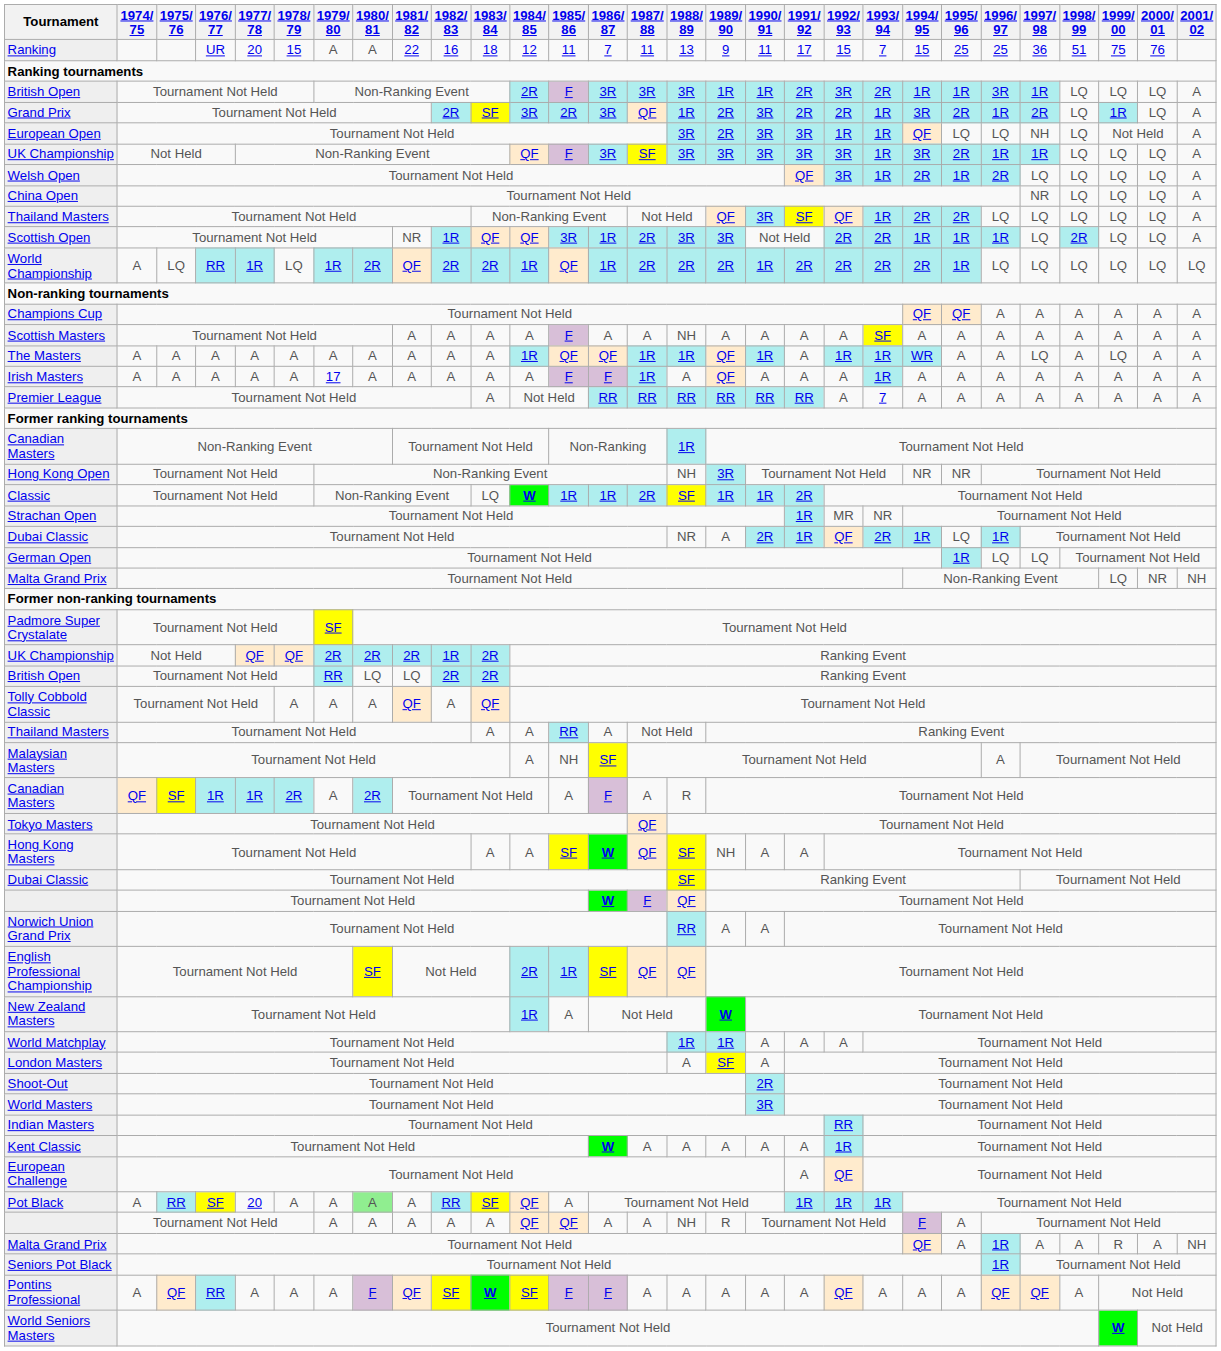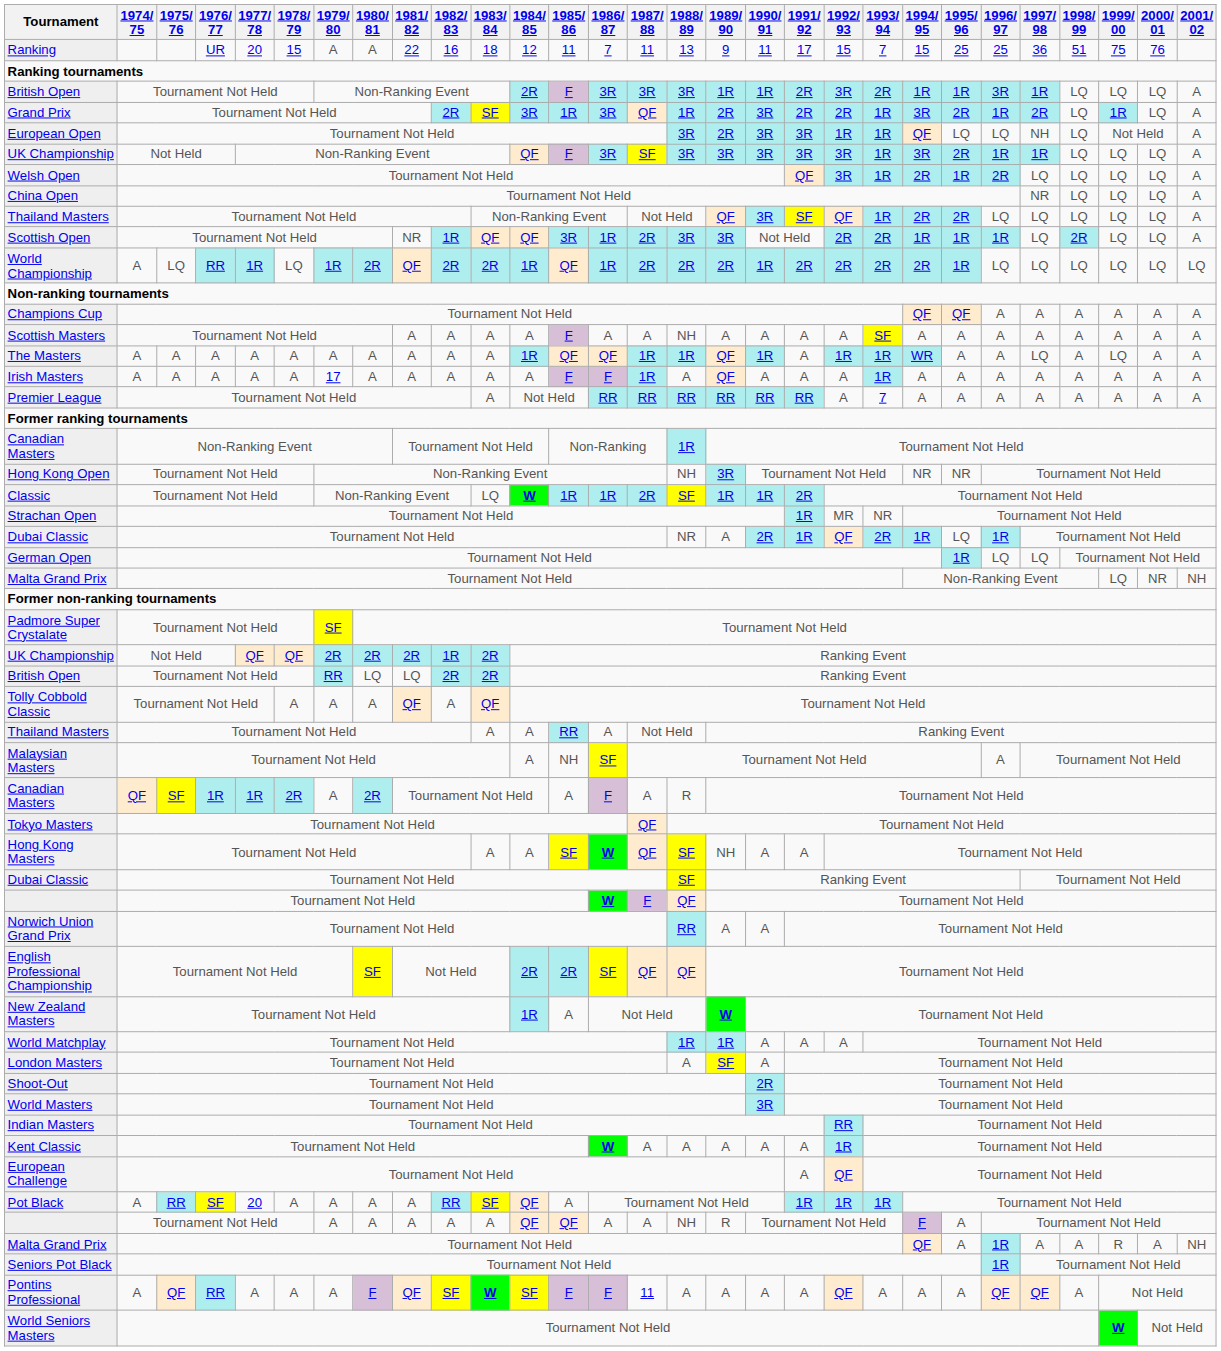(569, 112) 2R -> (569, 112) 1R
(569, 971) 1R -> (569, 971) 2R
(372, 1202) lightgreen background -> (372, 1202) no background
(647, 1292) A -> (647, 1292) 11
